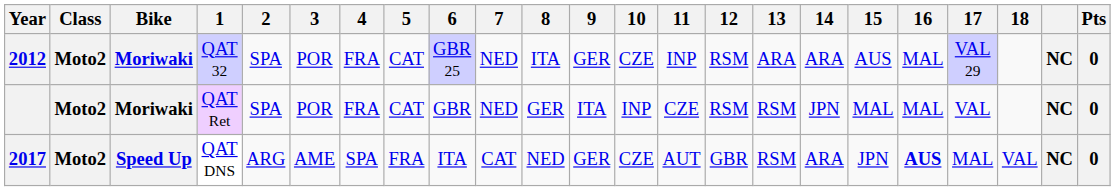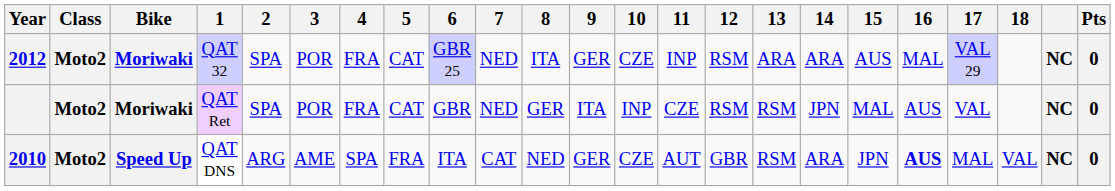(923, 109) MAL -> (923, 109) AUS
(27, 159) 2017 -> (27, 159) 2010
